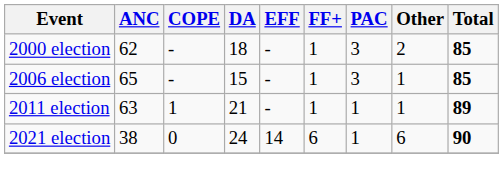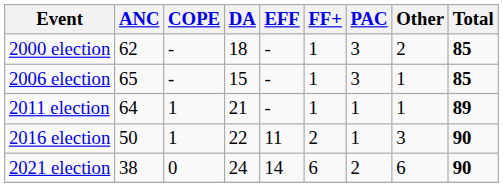(128, 108) 63 -> (128, 108) 64
+ row: (60, 138)
(355, 138) 1 -> (355, 167) 2
